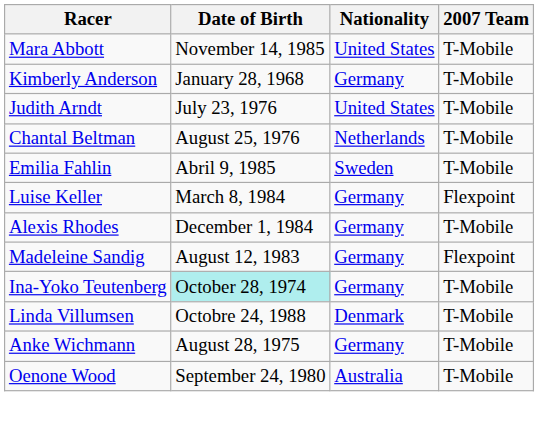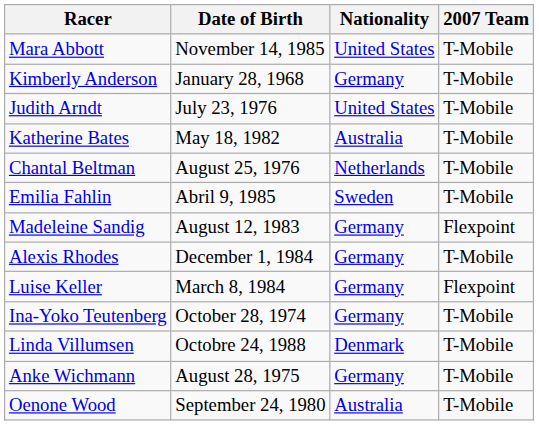+ row: (69, 138)
rows swapped: (55, 197) <-> (77, 256)
(241, 286) paleturquoise background -> (241, 316) no background
